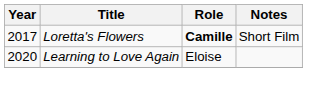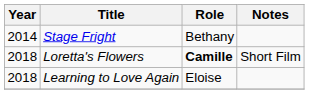+ row: (79, 36)
(22, 36) 2017 -> (22, 57) 2018
(22, 57) 2020 -> (22, 78) 2018
